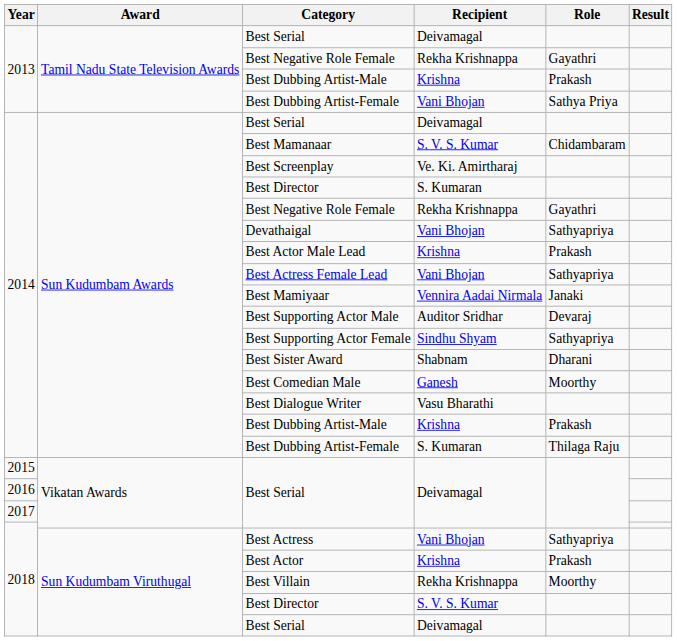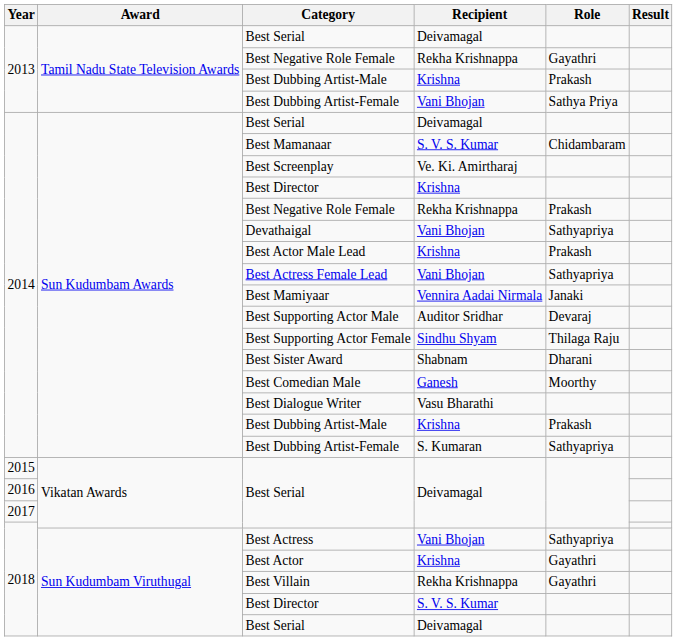(449, 187) S. Kumaran -> (438, 187) Krishna
(572, 209) Gayathri -> (570, 209) Prakash
(581, 338) Sathyapriya -> (584, 338) Thilaga Raju
(584, 446) Thilaga Raju -> (581, 446) Sathyapriya
(570, 560) Prakash -> (572, 560) Gayathri
(572, 582) Moorthy -> (572, 582) Gayathri
